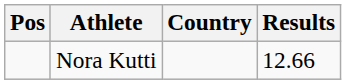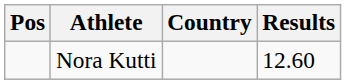(289, 60) 12.66 -> (289, 60) 12.60
